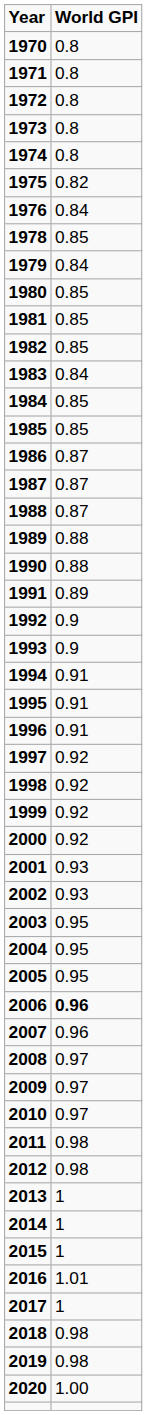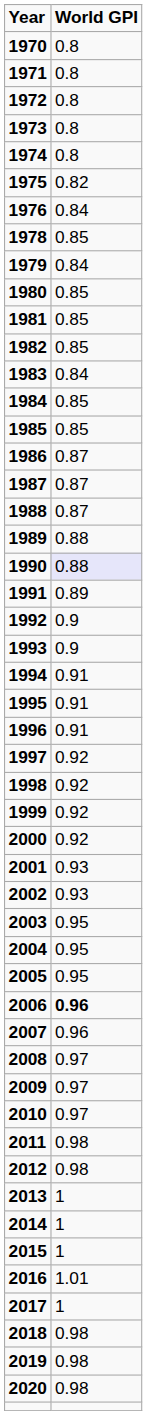(72, 566) no background -> (72, 566) lavender background
(72, 1388) 1.00 -> (72, 1388) 0.98
